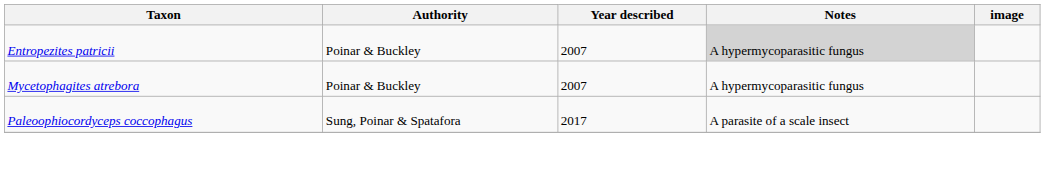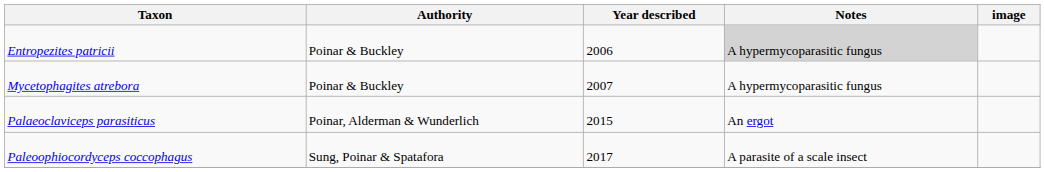(574, 50) 2007 -> (600, 50) 2006
+ row: (81, 121)
